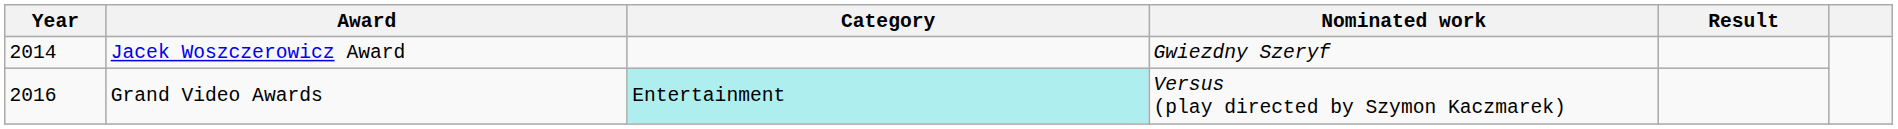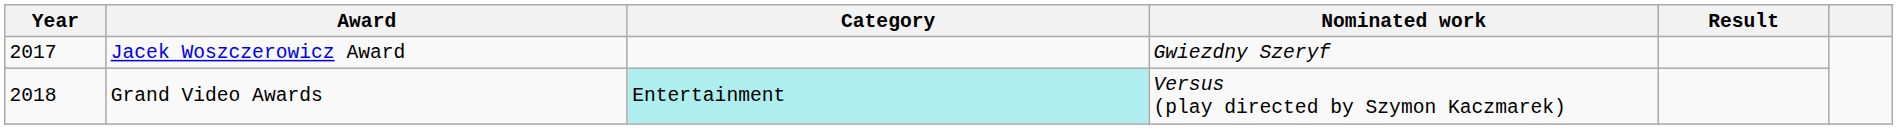(33, 53) 2014 -> (33, 53) 2017
(33, 96) 2016 -> (33, 96) 2018
